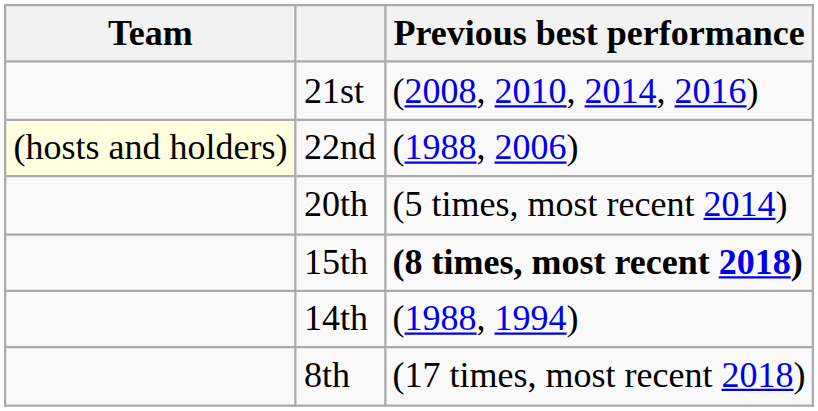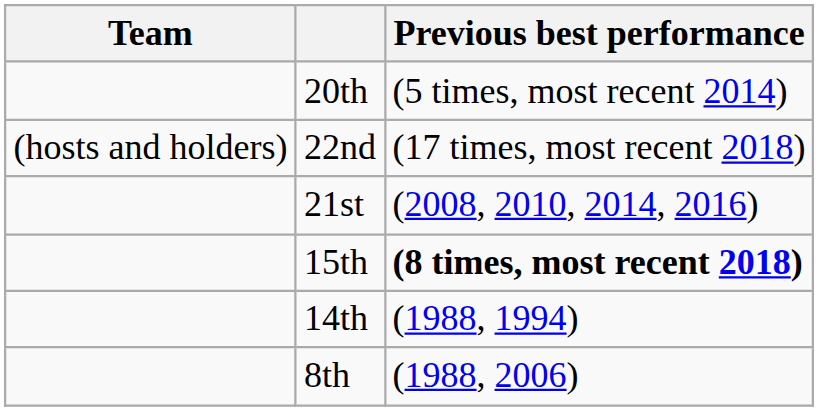rows swapped: (334, 90) <-> (336, 204)
(150, 147) lightyellow background -> (150, 147) no background
(486, 147) (1988, 2006) -> (599, 147) (17 times, most recent 2018)
(599, 375) (17 times, most recent 2018) -> (486, 375) (1988, 2006)
